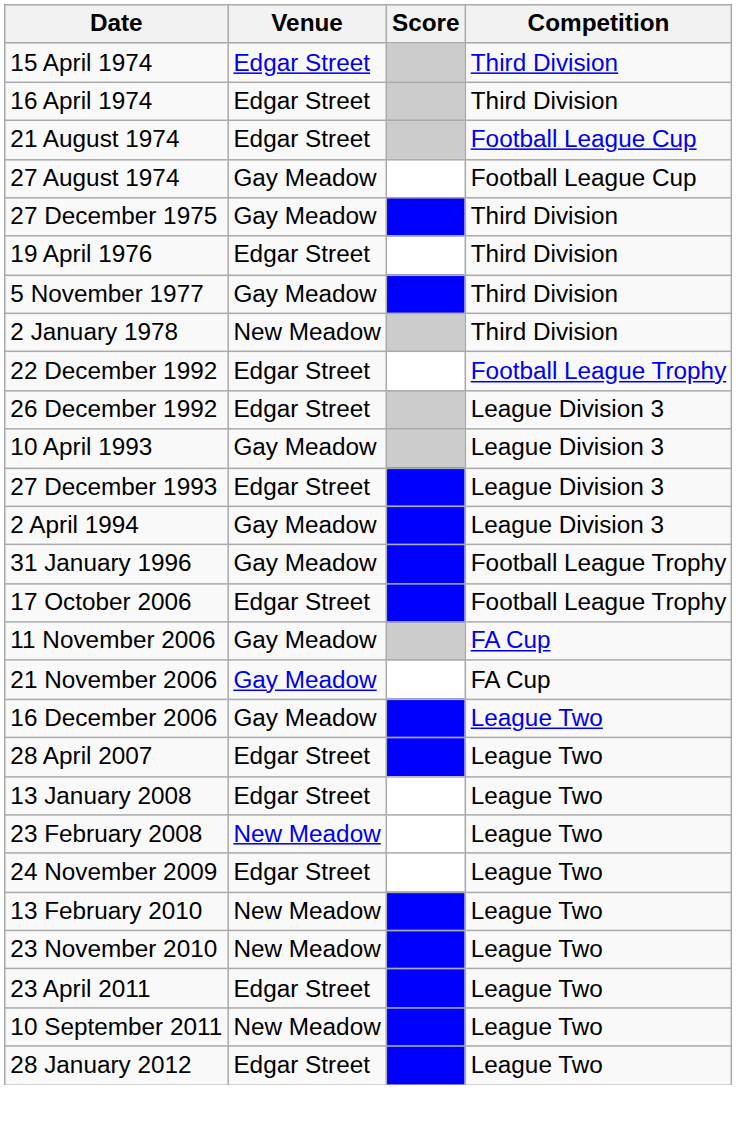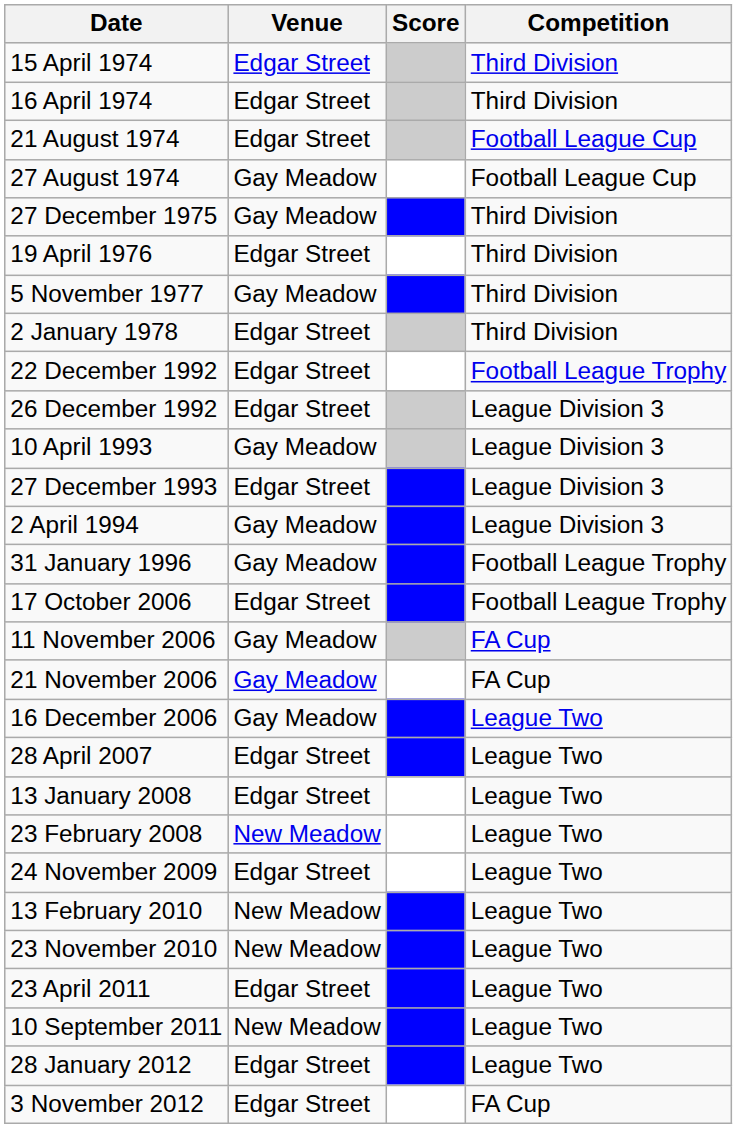(307, 332) New Meadow -> (302, 332) Edgar Street
+ row: (107, 1103)
